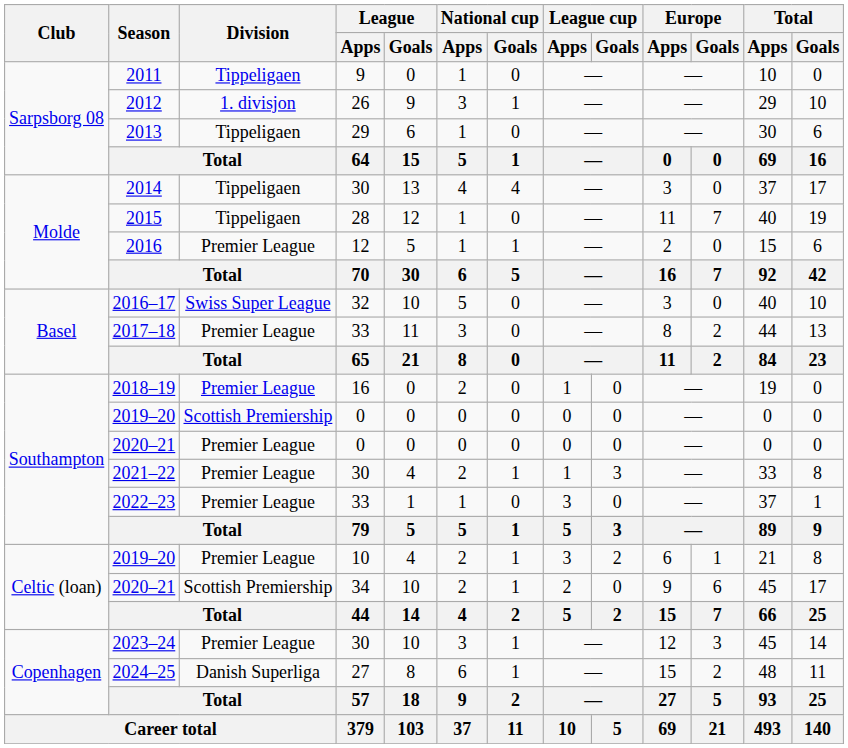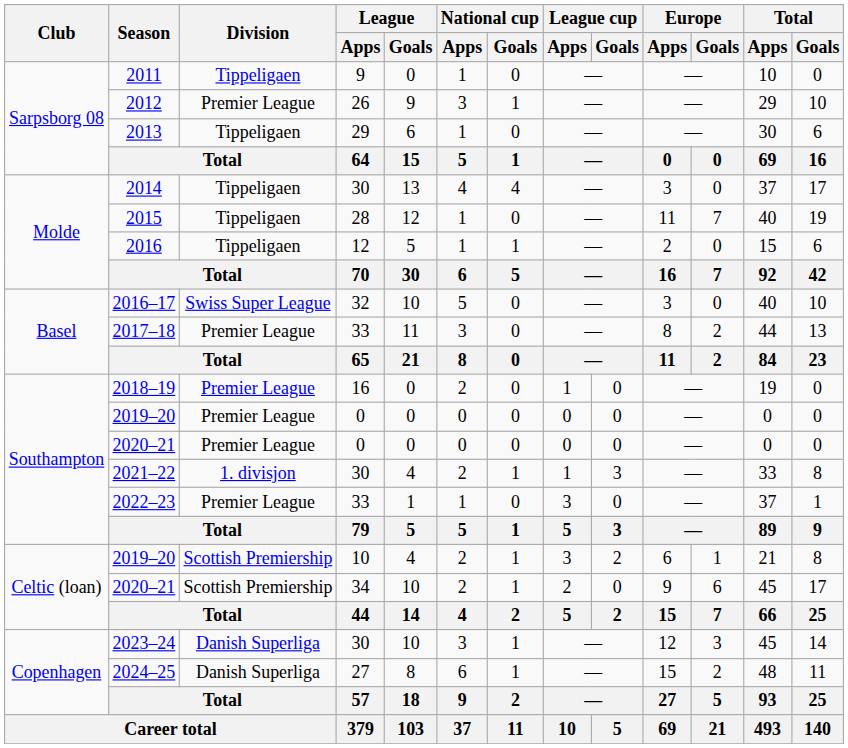(258, 103) 1. divisjon -> (258, 103) Premier League
(258, 246) Premier League -> (258, 246) Tippeligaen
(258, 416) Scottish Premiership -> (258, 416) Premier League
(258, 473) Premier League -> (258, 473) 1. divisjon
(258, 558) Premier League -> (258, 558) Scottish Premiership
(258, 643) Premier League -> (258, 643) Danish Superliga
